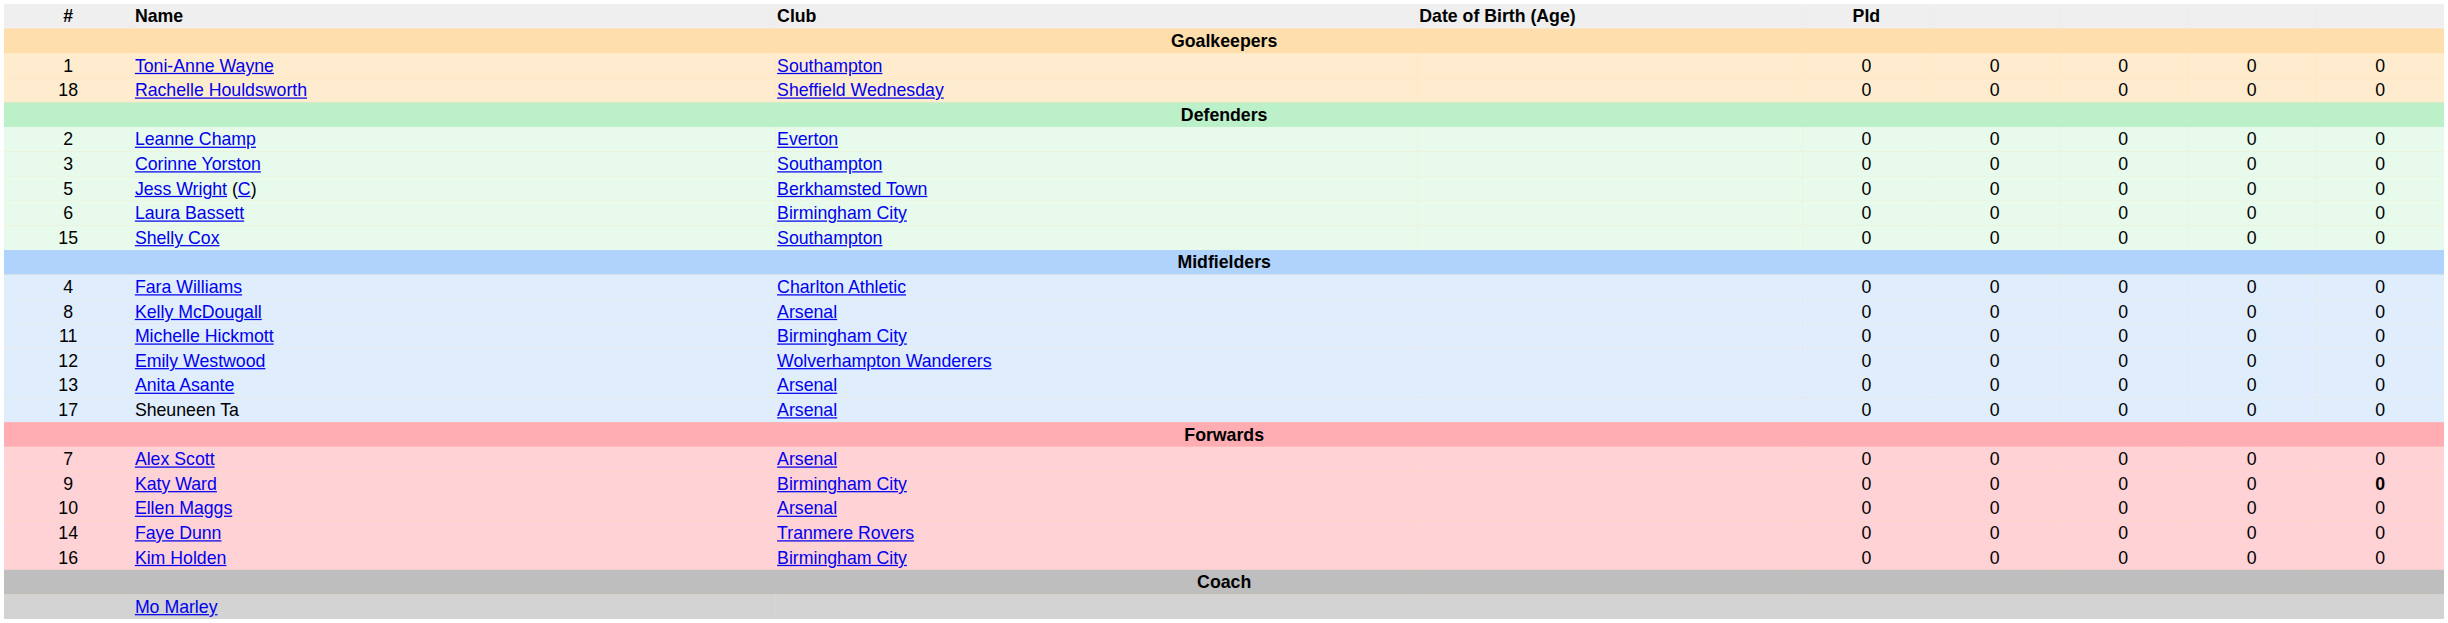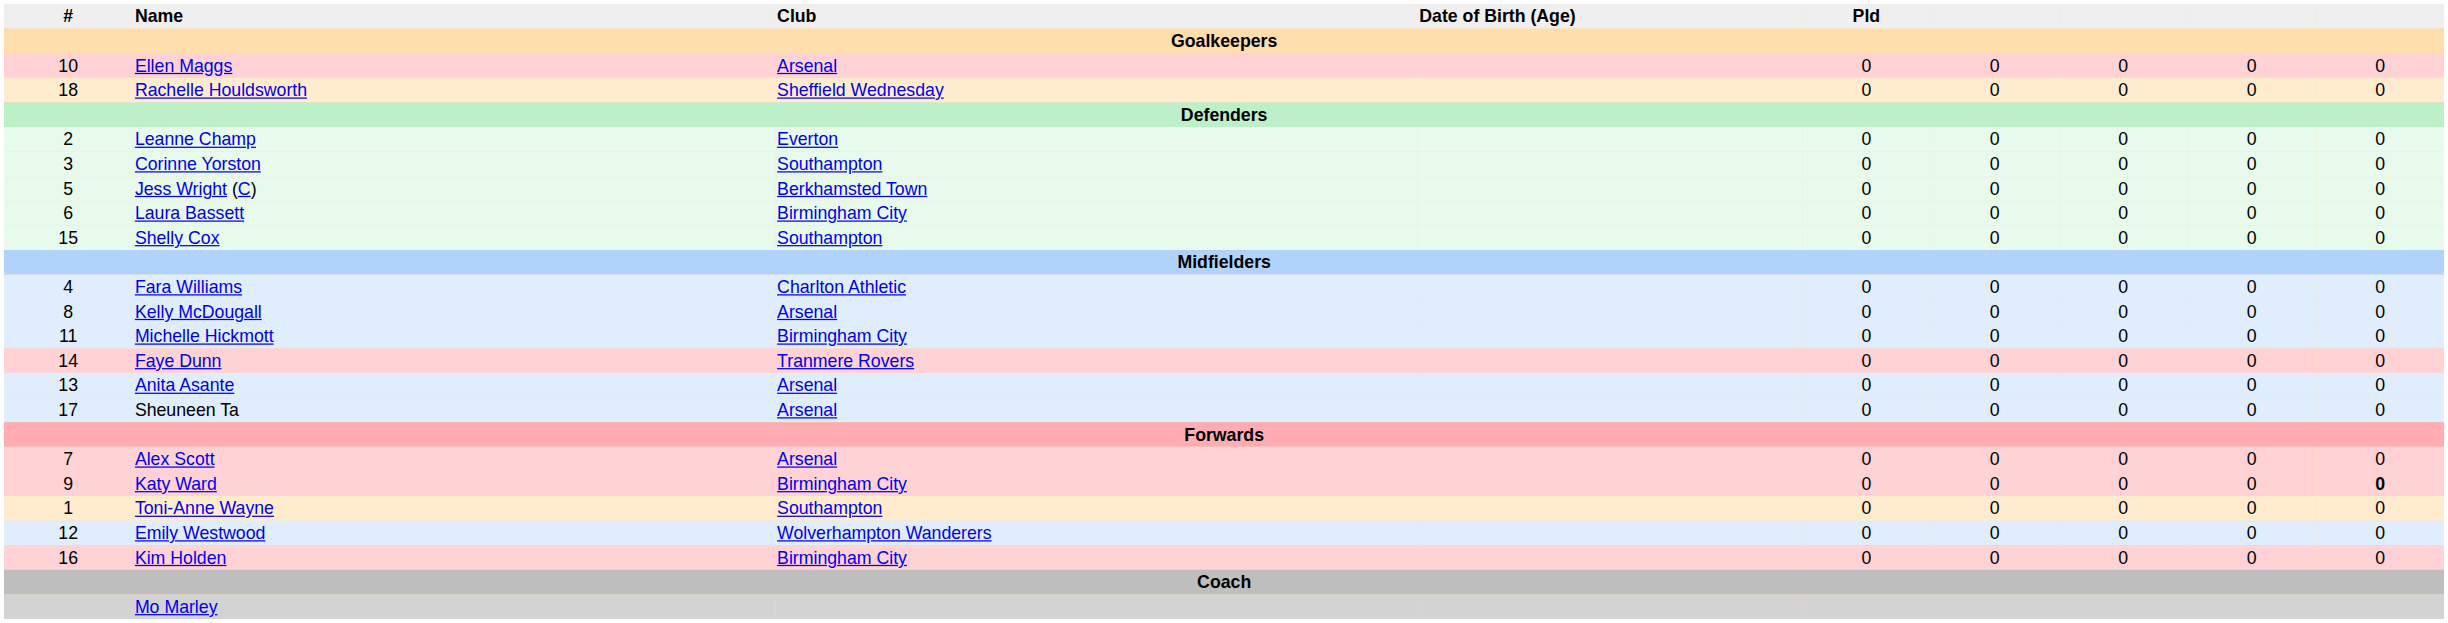rows swapped: (204, 66) <-> (184, 508)
rows swapped: (200, 361) <-> (178, 533)
